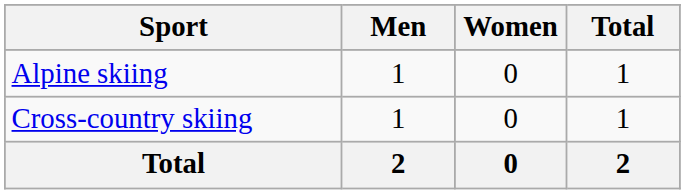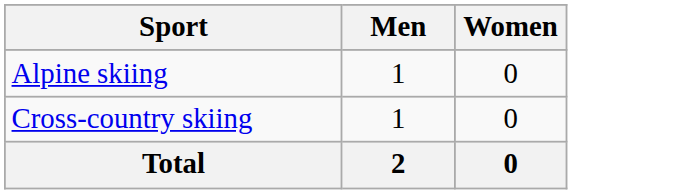- column: (623, 27)
